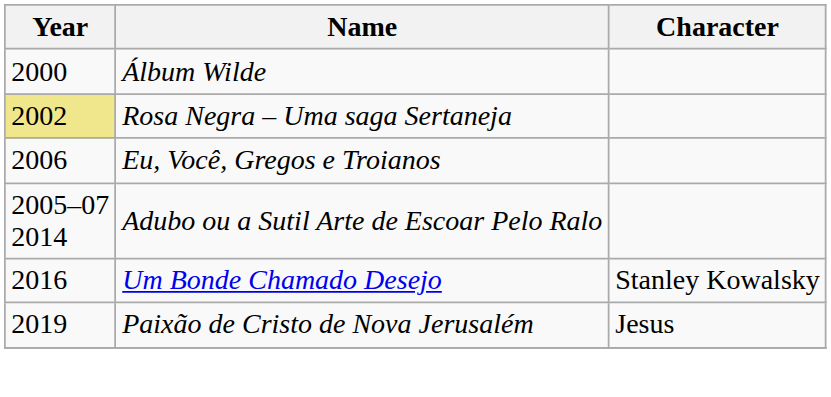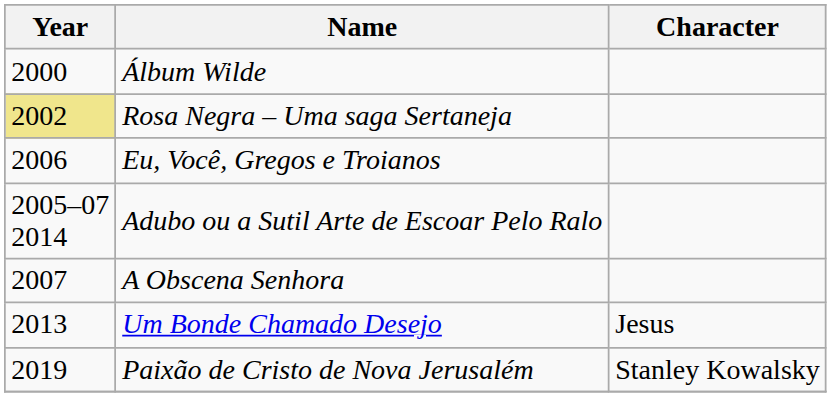+ row: (233, 280)
(39, 280) 2016 -> (39, 324) 2013
(718, 280) Stanley Kowalsky -> (645, 324) Jesus
(645, 324) Jesus -> (718, 369) Stanley Kowalsky
